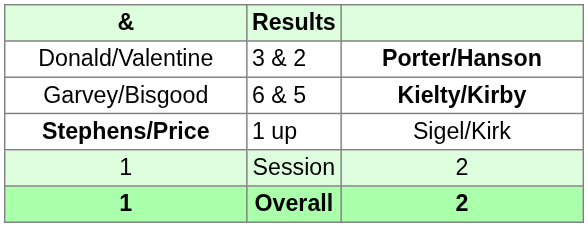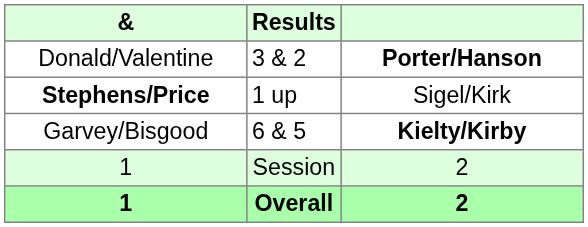rows swapped: (126, 131) <-> (126, 95)
